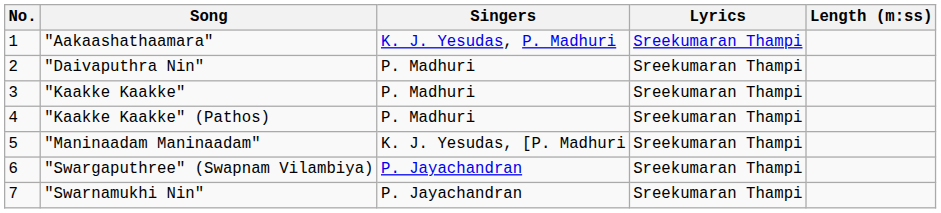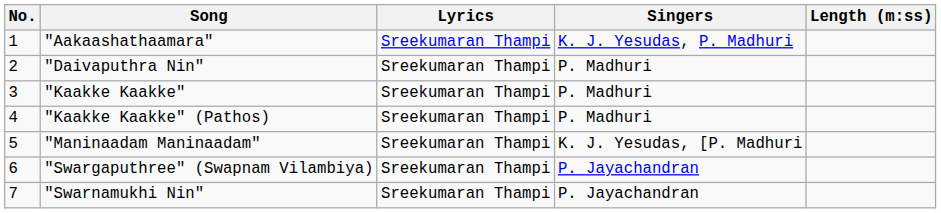columns swapped: (503, 18) <-> (718, 18)
